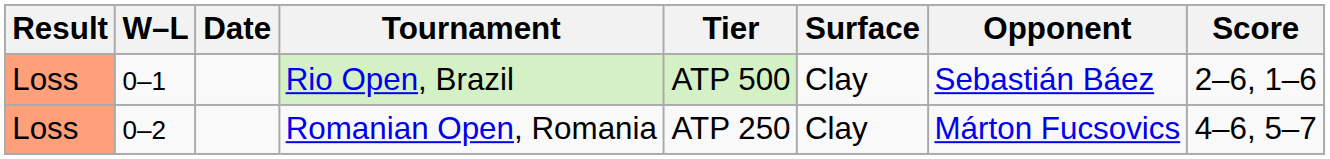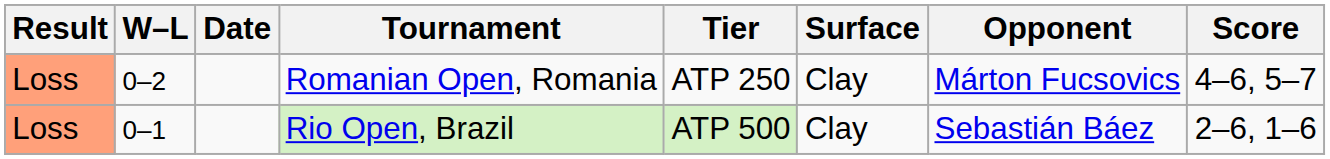rows swapped: (400, 79) <-> (471, 128)
